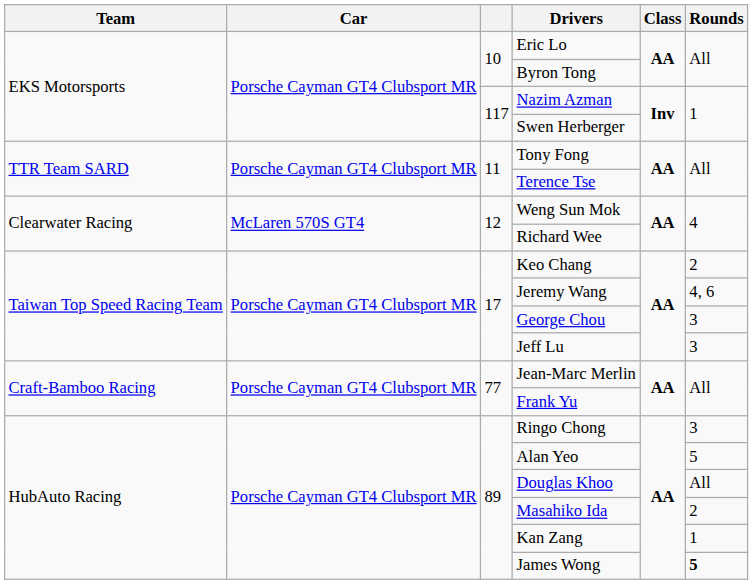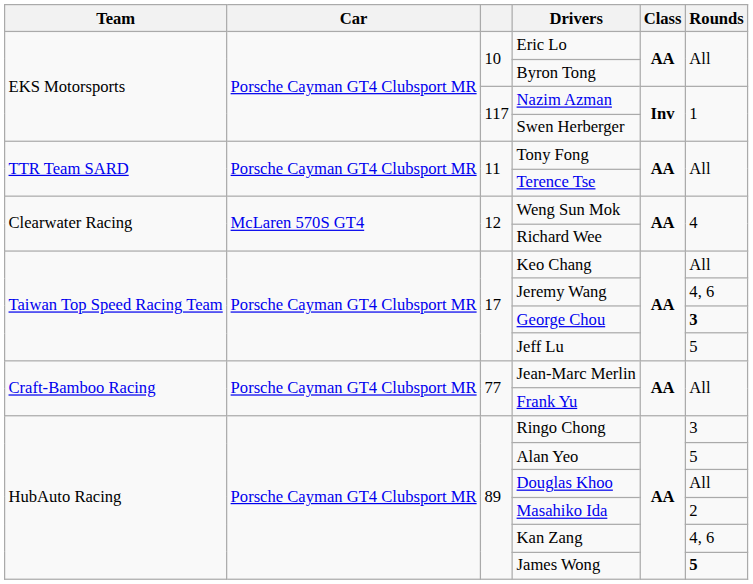(694, 264) 2 -> (700, 264) All
(694, 318) normal -> (694, 318) bold
(694, 346) 3 -> (694, 346) 5
(694, 537) 1 -> (702, 537) 4, 6
